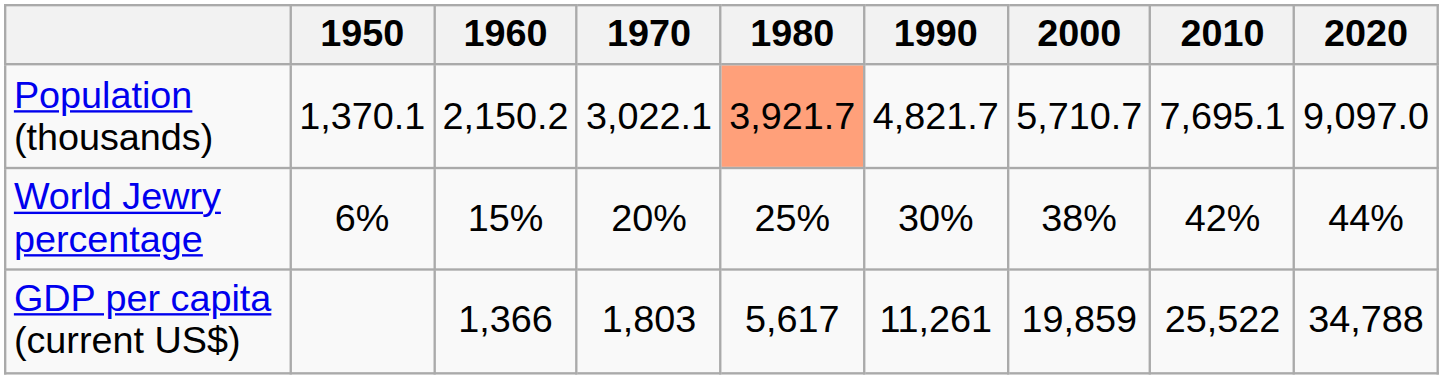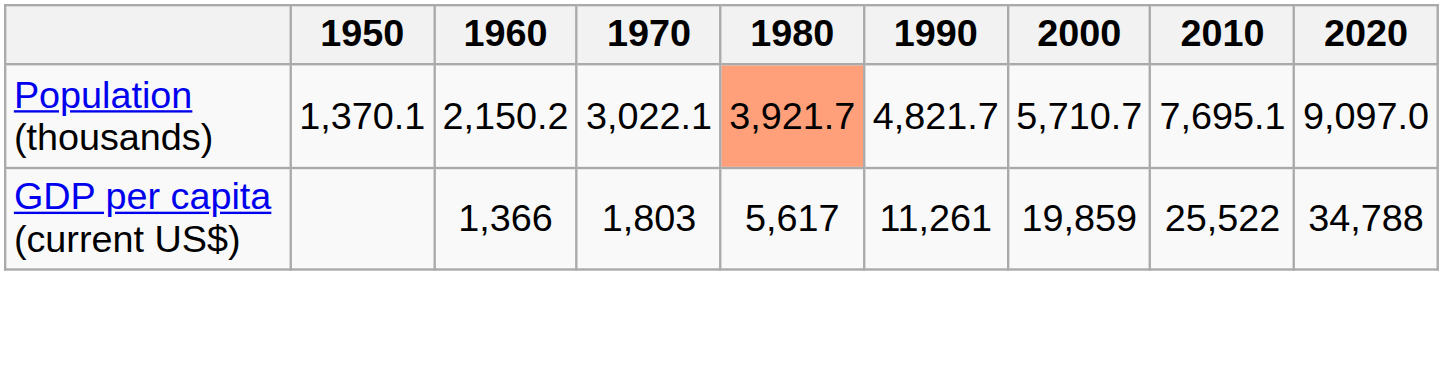- row: (117, 217)
